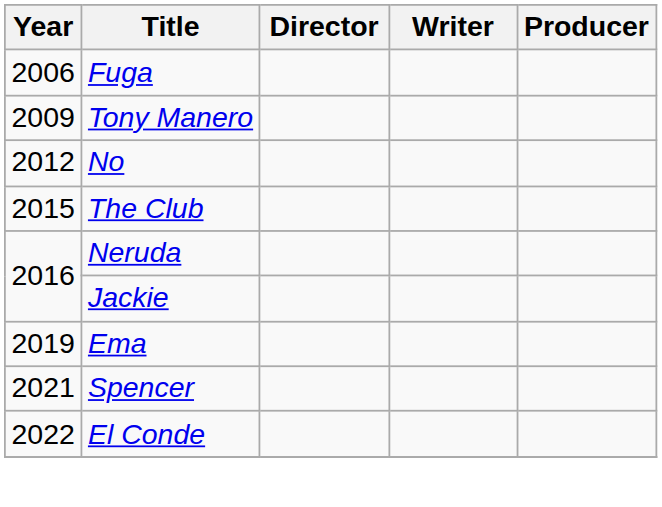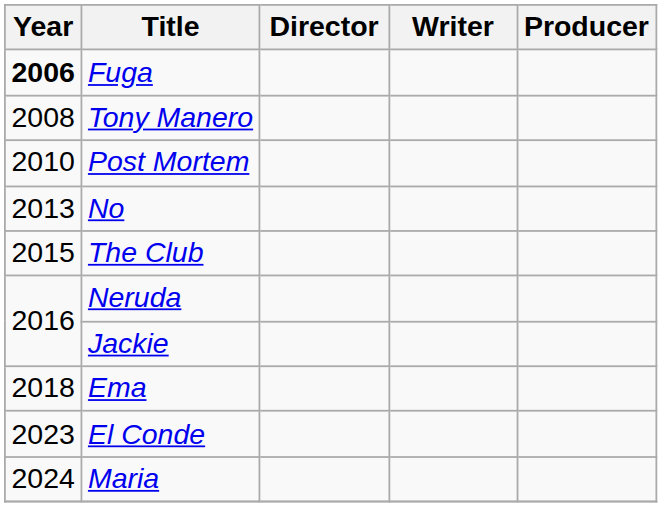(43, 72) normal -> (43, 72) bold
(43, 117) 2009 -> (43, 117) 2008
+ row: (169, 162)
(43, 162) 2012 -> (43, 207) 2013
(43, 343) 2019 -> (43, 388) 2018
- row: (141, 388)
(43, 433) 2022 -> (43, 433) 2023
+ row: (124, 478)
